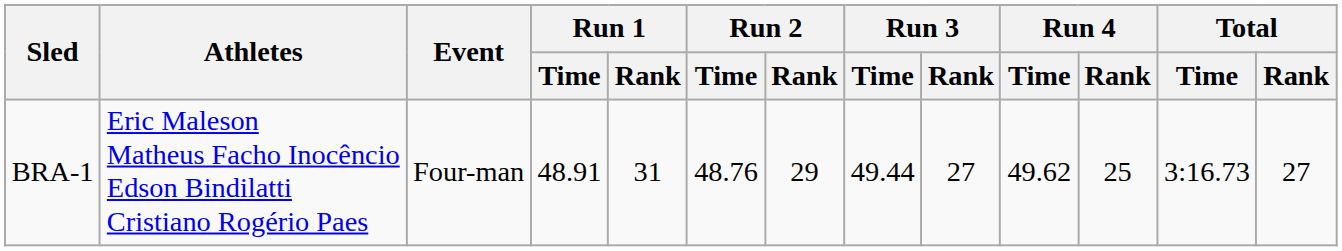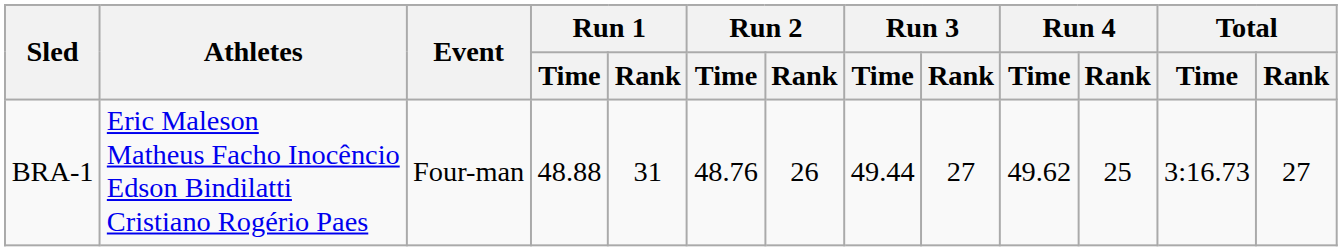(569, 172) 48.91 -> (569, 172) 48.88
(804, 172) 29 -> (804, 172) 26
